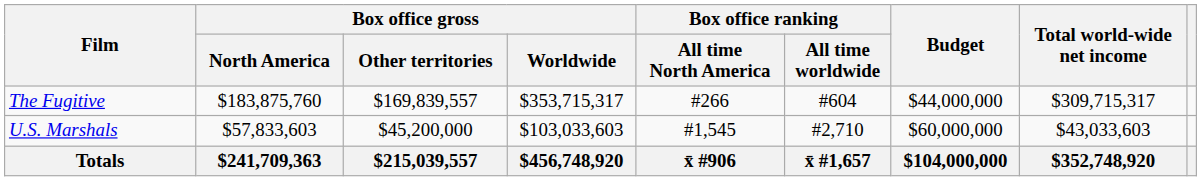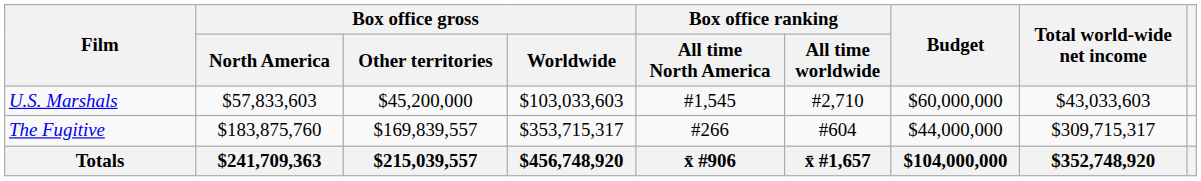rows swapped: (57, 100) <-> (63, 130)
